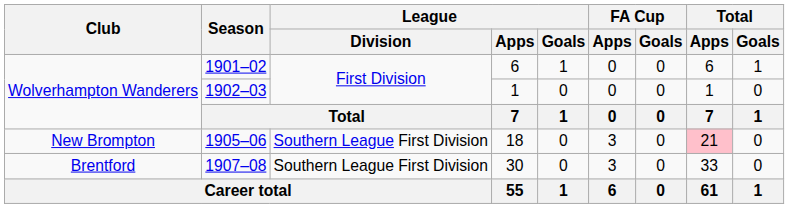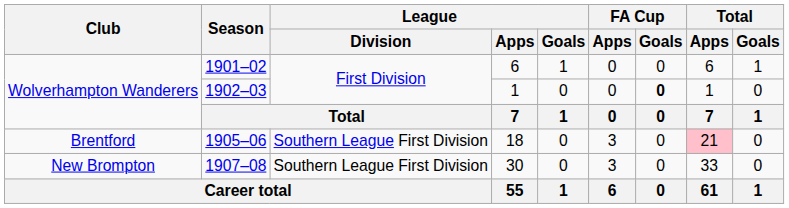(661, 91) normal -> (661, 91) bold
(103, 141) New Brompton -> (103, 141) Brentford
(103, 166) Brentford -> (103, 166) New Brompton
